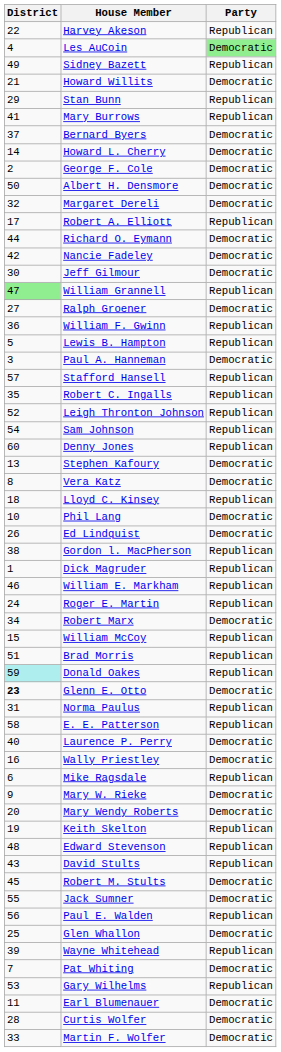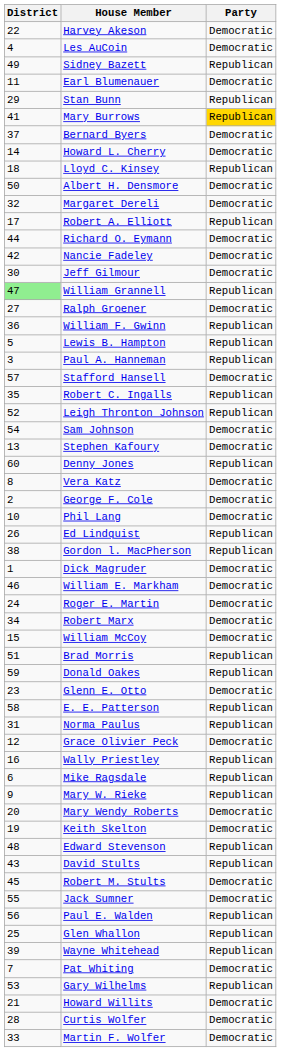(241, 30) Republican -> (241, 30) Democratic
(241, 48) lightgreen background -> (241, 48) no background
rows swapped: (111, 1003) <-> (108, 83)
(241, 117) no background -> (241, 117) gold background
rows swapped: (108, 169) <-> (111, 500)
(241, 361) Democratic -> (241, 361) Republican
(241, 378) Republican -> (241, 378) Democratic
(241, 430) Republican -> (241, 430) Democratic
rows swapped: (98, 447) <-> (111, 465)
(241, 534) Democratic -> (241, 534) Republican
(241, 569) Republican -> (241, 569) Democratic
(241, 586) Republican -> (241, 586) Democratic
(241, 604) Republican -> (241, 604) Democratic
(241, 639) Republican -> (241, 639) Democratic
(13, 673) paleturquoise background -> (13, 673) no background
(13, 691) bold -> (13, 691) normal
rows swapped: (111, 725) <-> (102, 708)
+ row: (121, 743)
- row: (118, 743)
(241, 760) Democratic -> (241, 760) Republican
(241, 795) Democratic -> (241, 795) Republican
(241, 830) Republican -> (241, 830) Democratic
(241, 934) Democratic -> (241, 934) Republican
